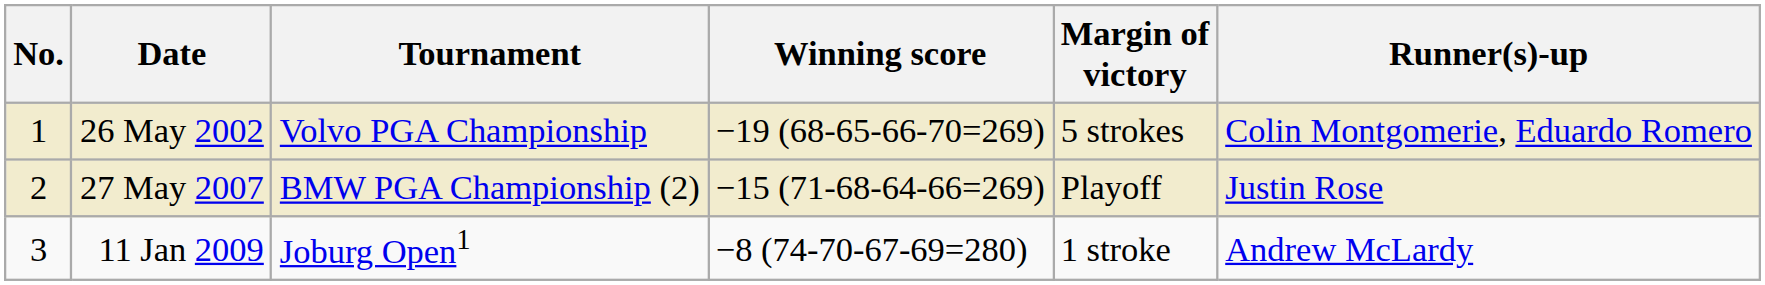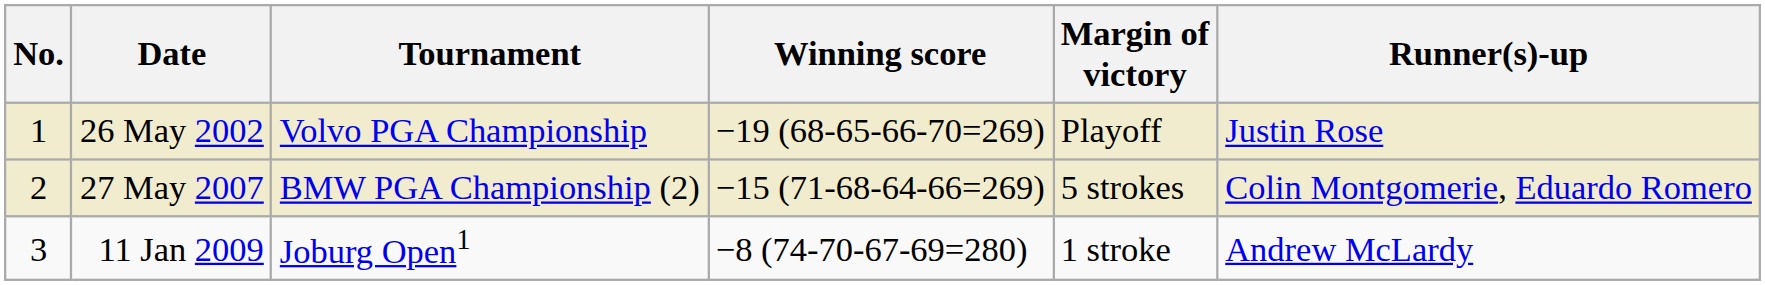(1123, 130) 5 strokes -> (1111, 130) Playoff
(1489, 130) Colin Montgomerie, Eduardo Romero -> (1304, 130) Justin Rose
(1111, 187) Playoff -> (1123, 187) 5 strokes
(1304, 187) Justin Rose -> (1489, 187) Colin Montgomerie, Eduardo Romero
